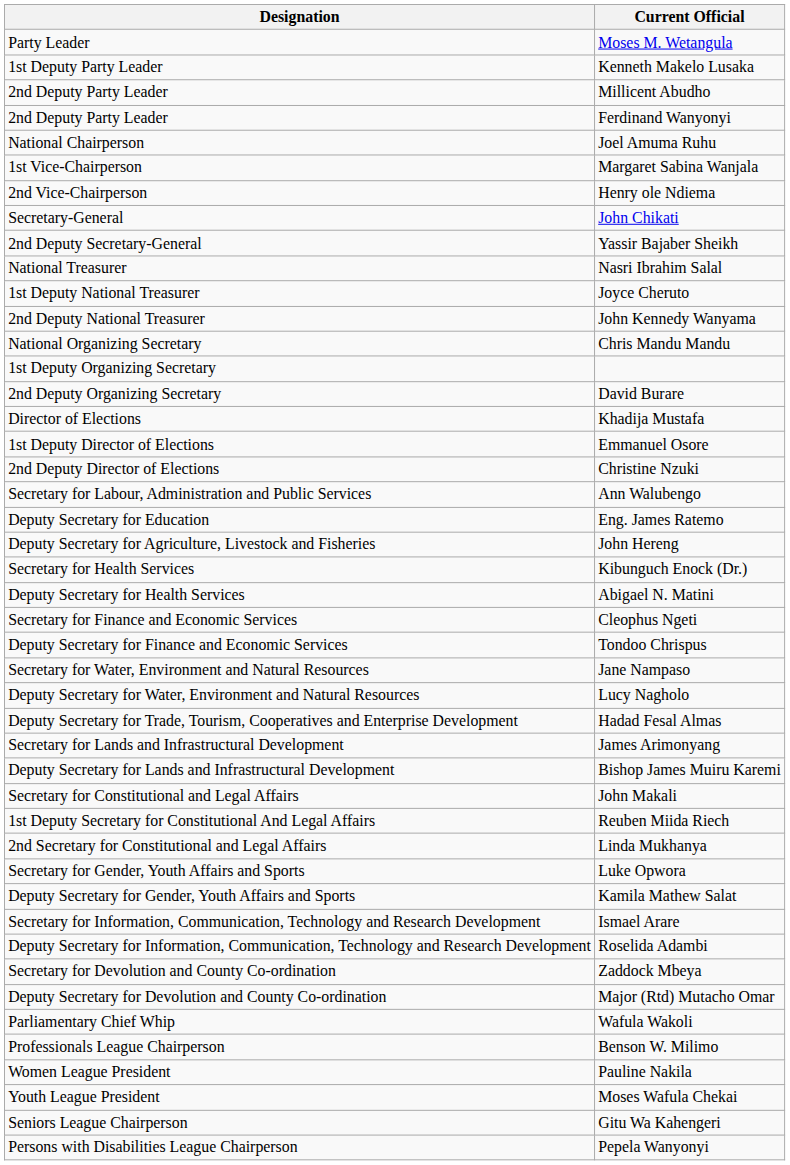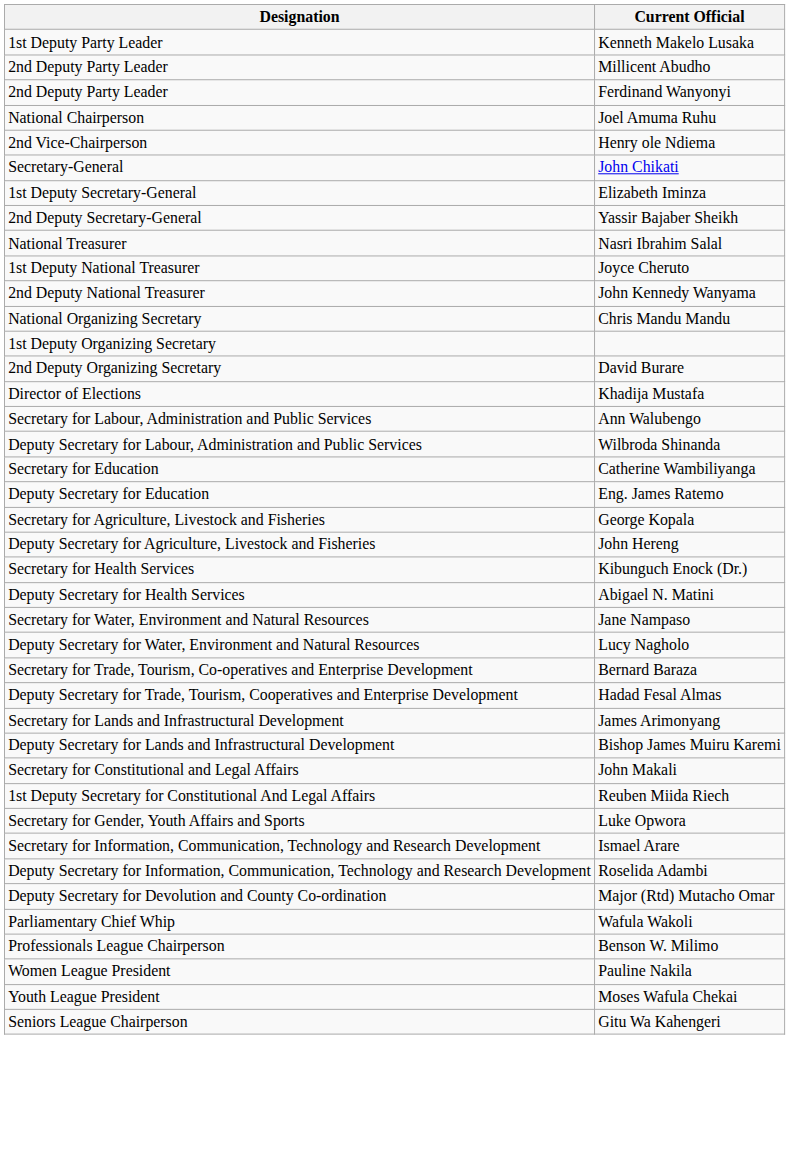- row: (665, 42)
- row: (678, 167)
+ row: (652, 192)
- row: (653, 444)
- row: (649, 469)
+ row: (659, 444)
+ row: (677, 469)
+ row: (646, 519)
- row: (648, 619)
- row: (652, 645)
+ row: (648, 670)
- row: (653, 846)
- row: (667, 896)
- row: (650, 971)
- row: (654, 1147)
